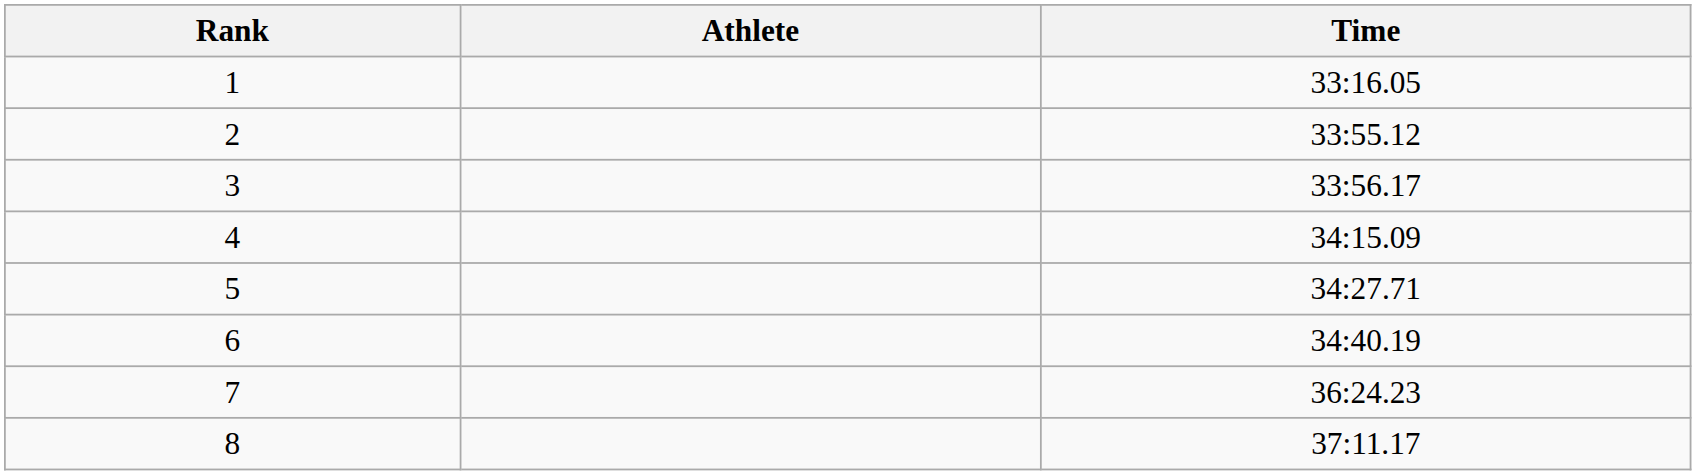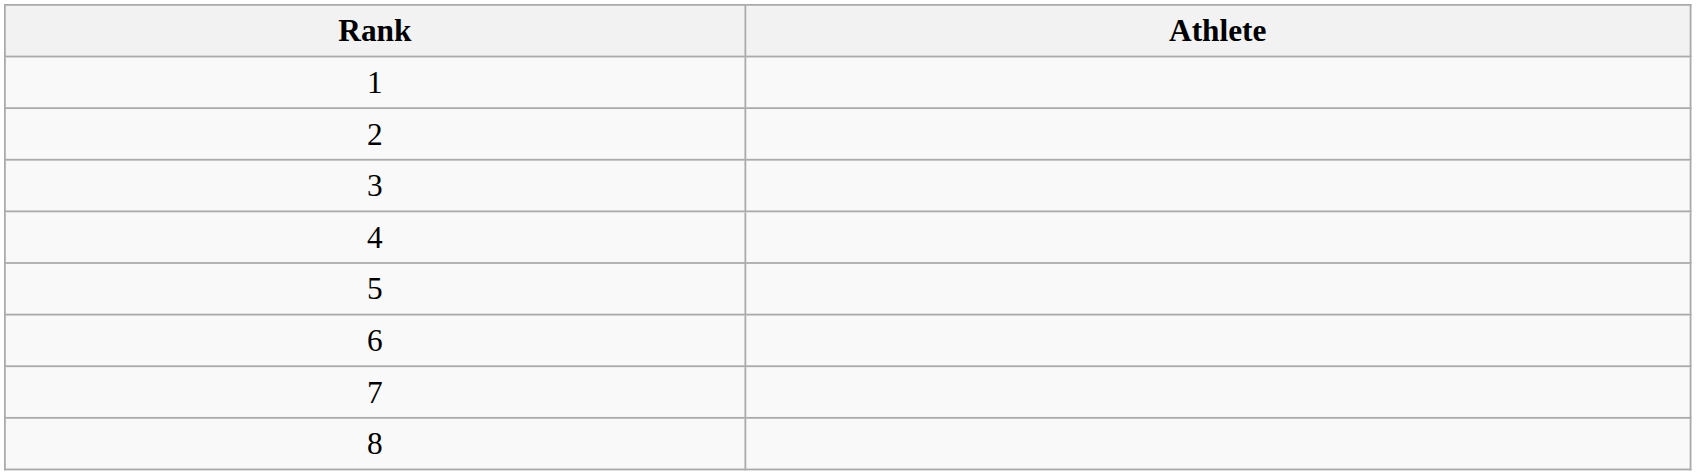- column: (1366, 29)
